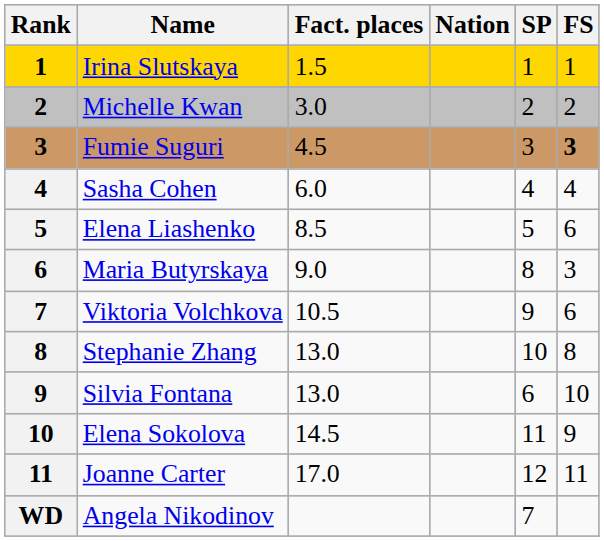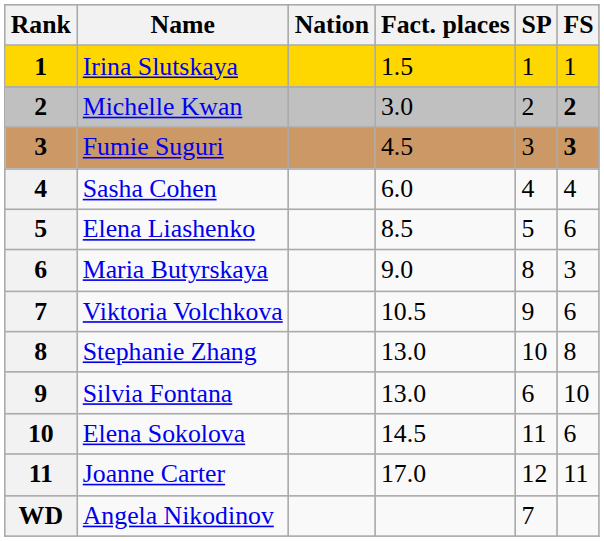columns swapped: (472, 24) <-> (359, 24)
(570, 106) normal -> (570, 106) bold
(570, 433) 9 -> (570, 433) 6
